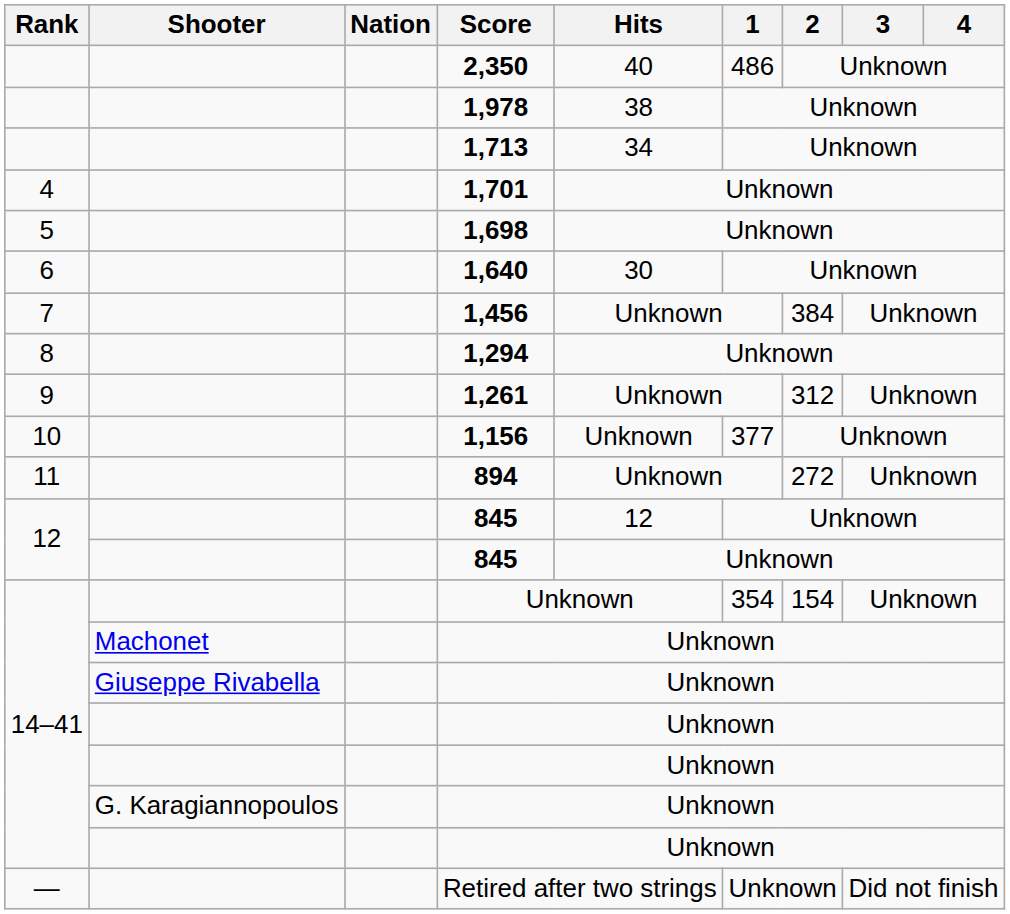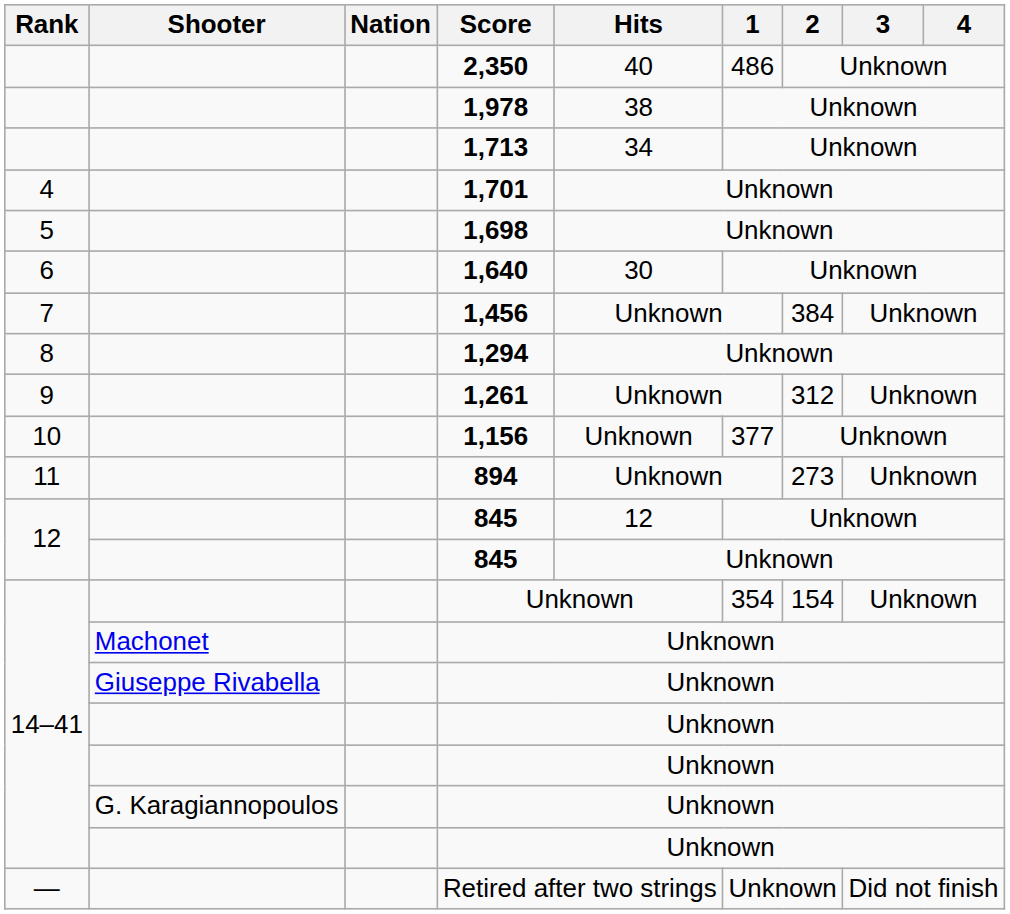(813, 477) 272 -> (813, 477) 273
